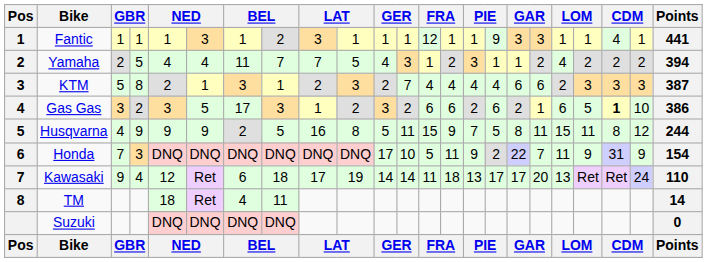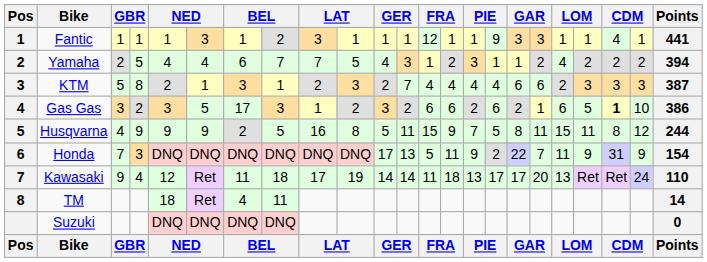(243, 62) 11 -> (243, 62) 6
(408, 154) 10 -> (408, 154) 13
(243, 177) 6 -> (243, 177) 11
